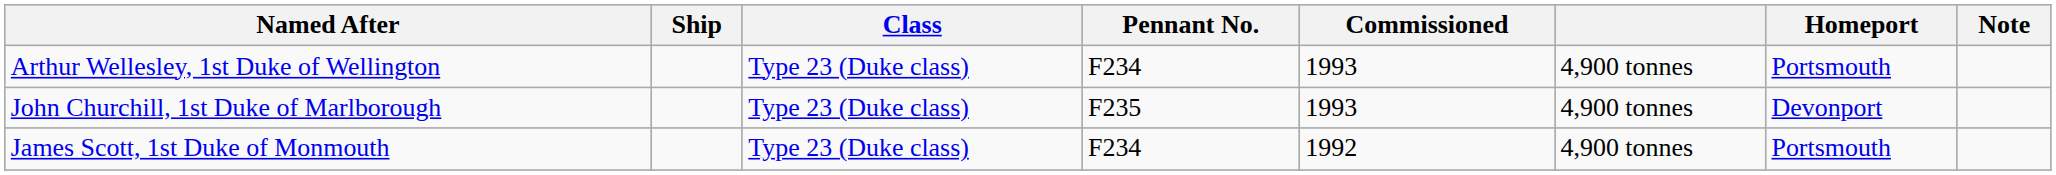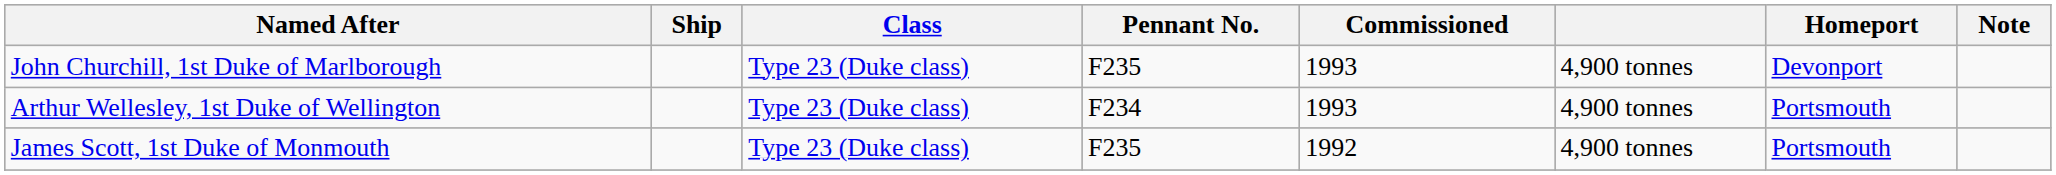rows swapped: (226, 66) <-> (226, 107)
(1115, 148) F234 -> (1115, 148) F235
